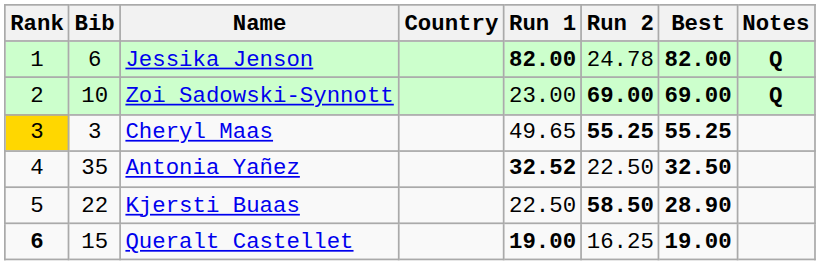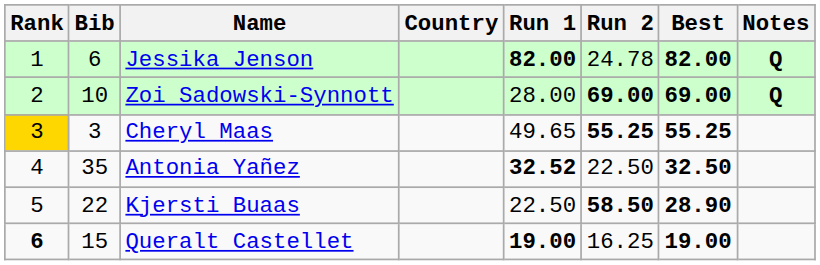(543, 96) 23.00 -> (543, 96) 28.00
